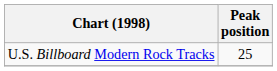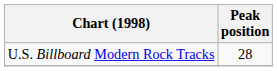(245, 54) 25 -> (245, 54) 28
